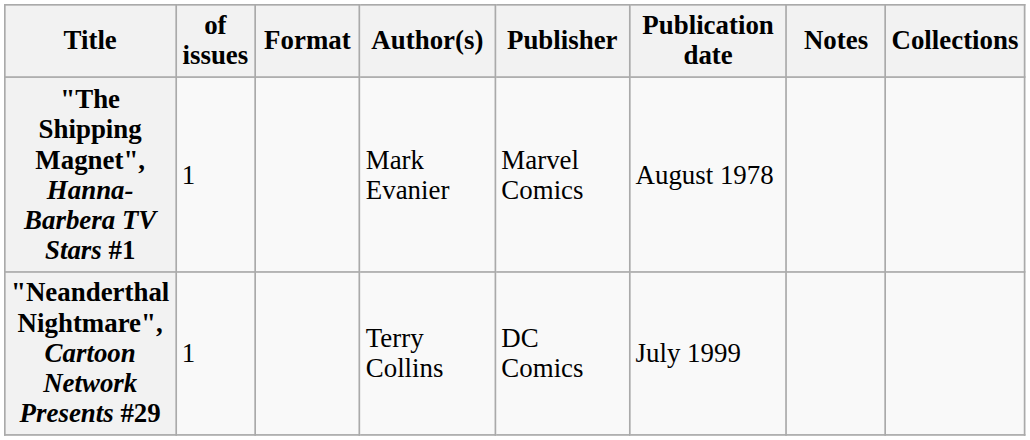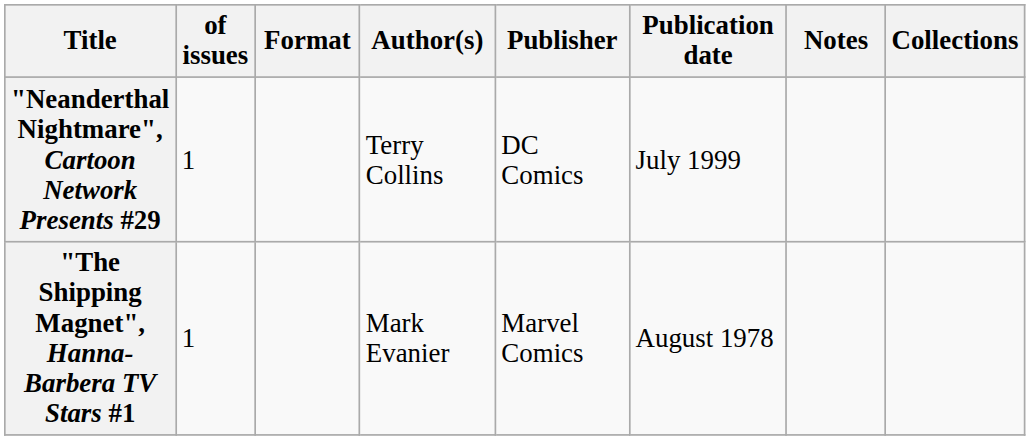rows swapped: (90, 174) <-> (90, 352)
